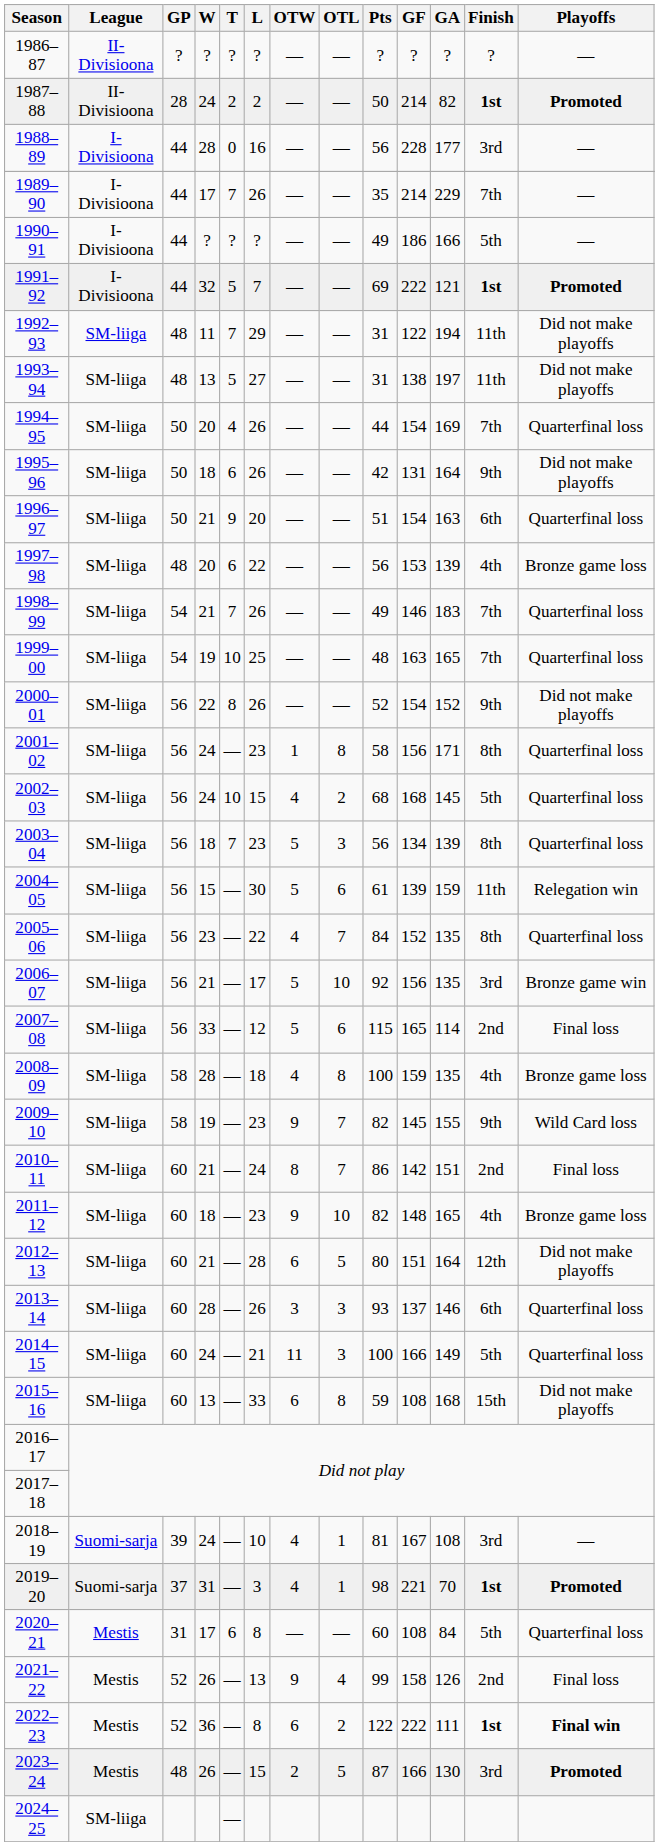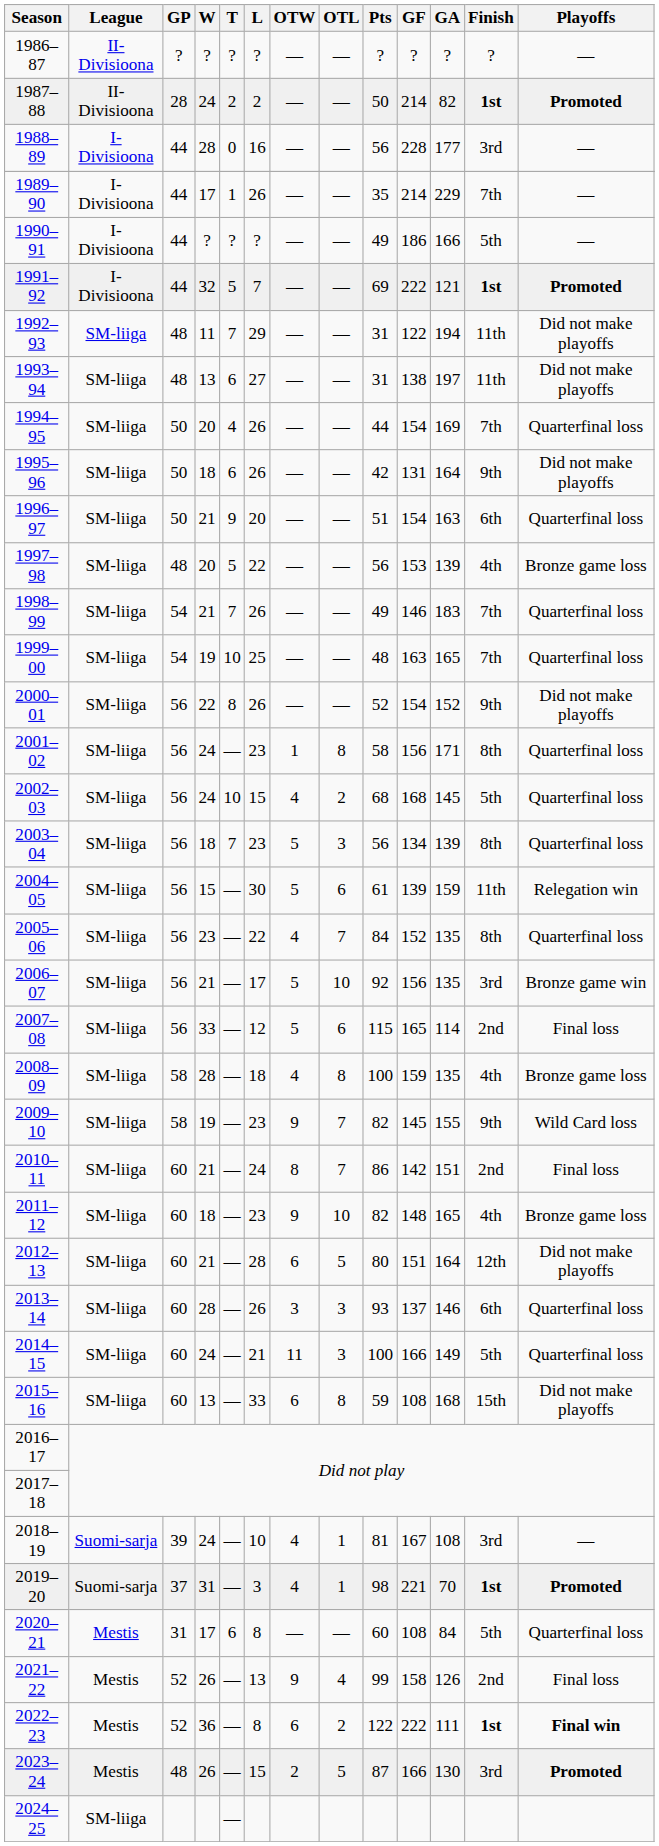(232, 194) 7 -> (232, 194) 1
(232, 379) 5 -> (232, 379) 6
(232, 565) 6 -> (232, 565) 5
